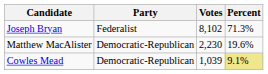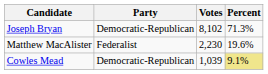(117, 28) Federalist -> (145, 28) Democratic-Republican
(145, 45) Democratic-Republican -> (117, 45) Federalist
